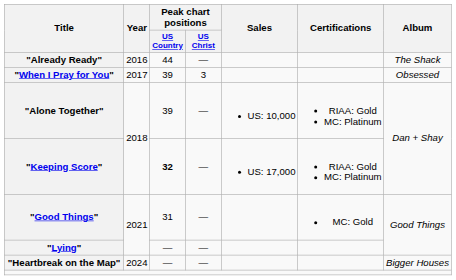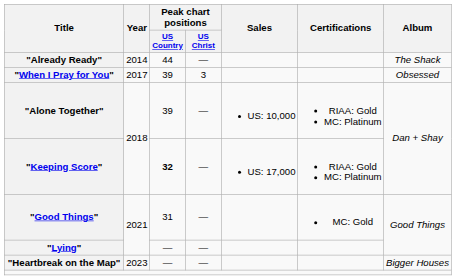(137, 59) 2016 -> (137, 59) 2014
(137, 262) 2024 -> (137, 262) 2023
